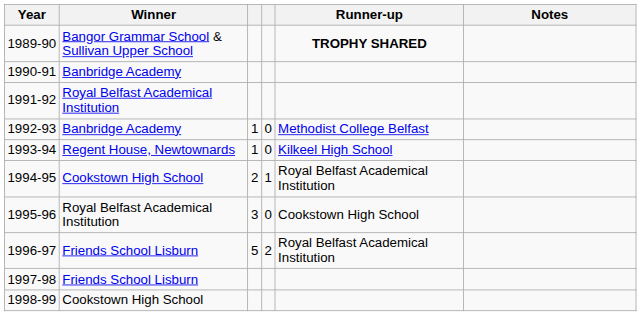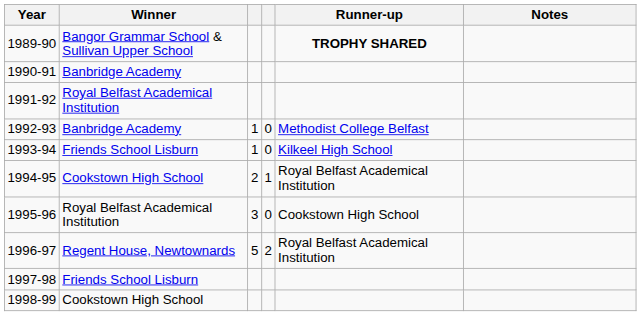(149, 150) Regent House, Newtownards -> (130, 150) Friends School Lisburn
(130, 250) Friends School Lisburn -> (149, 250) Regent House, Newtownards
